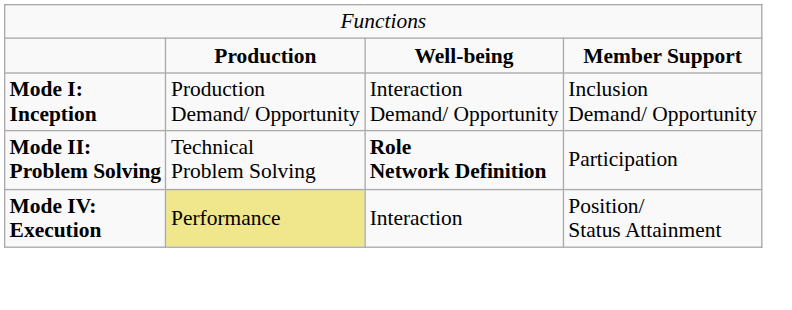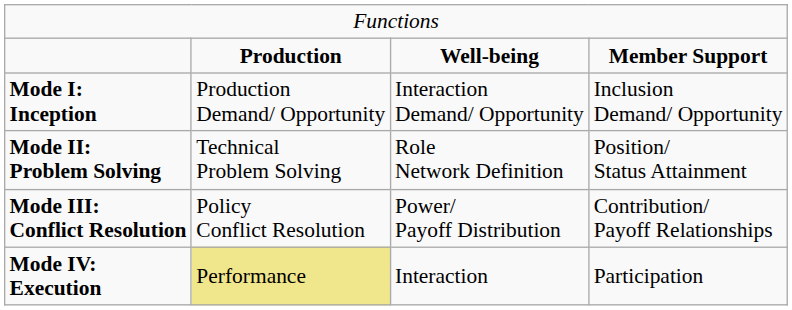(458, 159) bold -> (479, 159) normal
(623, 159) Participation -> (670, 159) Position/ Status Attainment
+ row: (98, 217)
(645, 217) Position/ Status Attainment -> (648, 275) Participation
